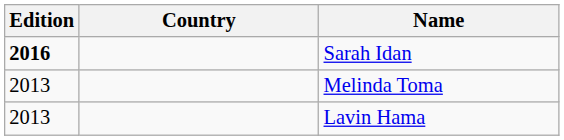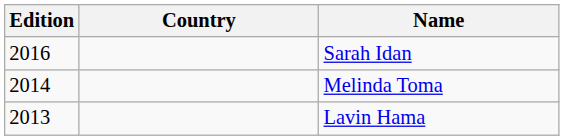(30, 53) bold -> (30, 53) normal
(30, 85) 2013 -> (30, 85) 2014
